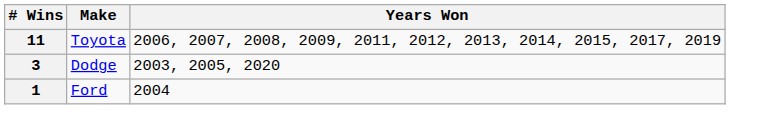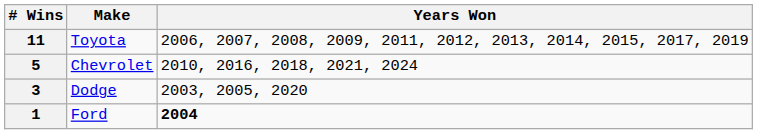+ row: (36, 67)
(152, 91) normal -> (179, 116) bold
